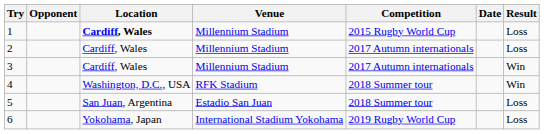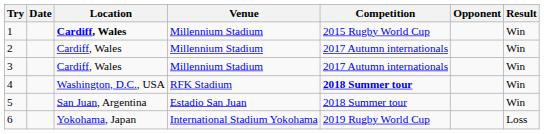columns swapped: (53, 13) <-> (490, 13)
(517, 31) Loss -> (516, 31) Win
(517, 48) Loss -> (516, 48) Win
(390, 84) normal -> (368, 84) bold
(517, 102) Loss -> (516, 102) Win
